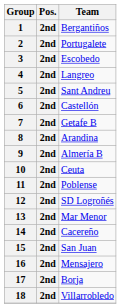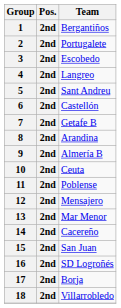(87, 201) SD Logroñés -> (82, 201) Mensajero
(82, 264) Mensajero -> (87, 264) SD Logroñés
